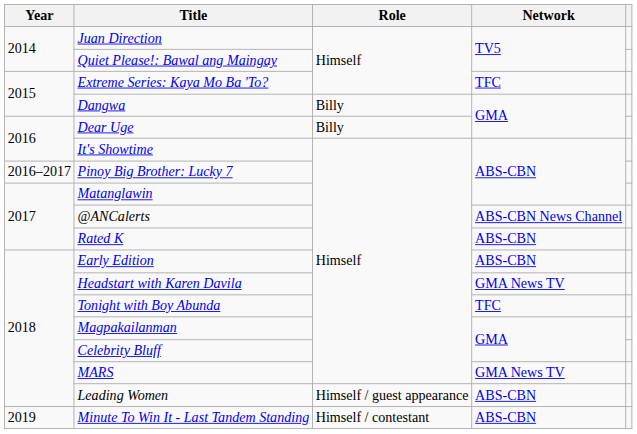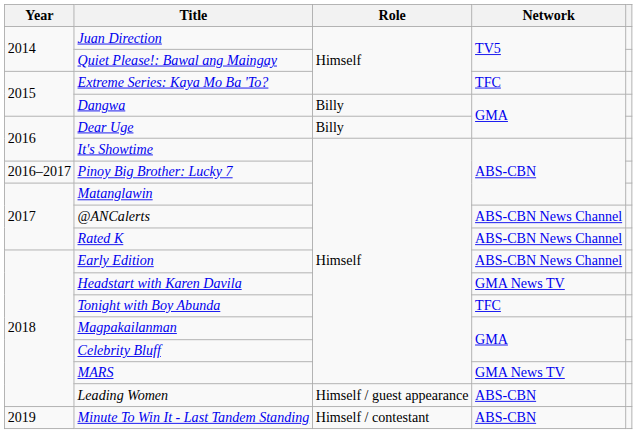(506, 238) ABS-CBN -> (549, 238) ABS-CBN News Channel
(506, 261) ABS-CBN -> (549, 261) ABS-CBN News Channel
